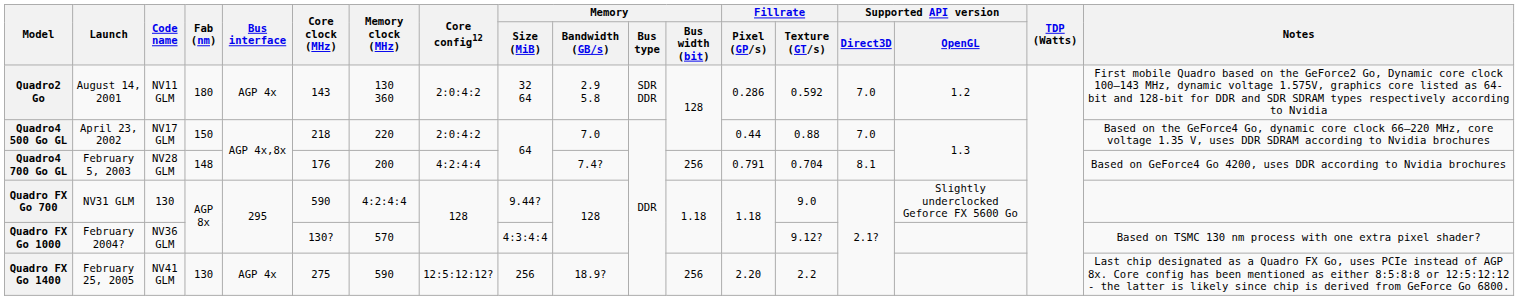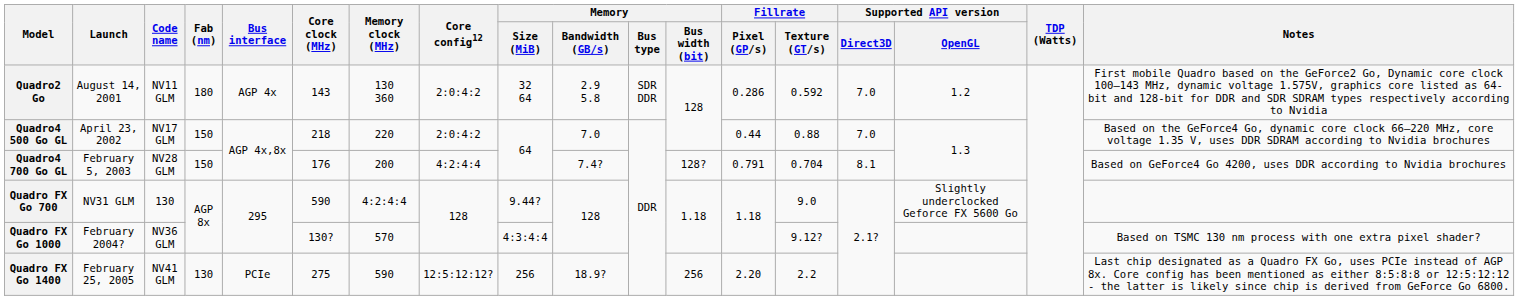(204, 165) 148 -> (204, 165) 150
(694, 165) 256 -> (694, 165) 128?
(258, 274) AGP 4x -> (258, 274) PCIe
